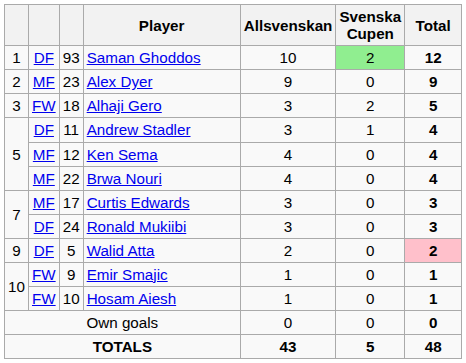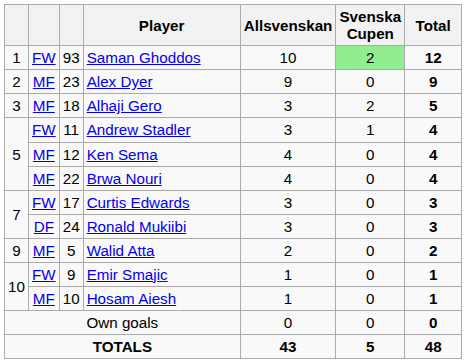(44, 58) DF -> (44, 58) FW
(44, 106) FW -> (44, 106) MF
(44, 130) DF -> (44, 130) FW
(44, 202) MF -> (44, 202) FW
(44, 250) DF -> (44, 250) MF
(433, 250) pink background -> (433, 250) no background
(44, 298) FW -> (44, 298) MF
